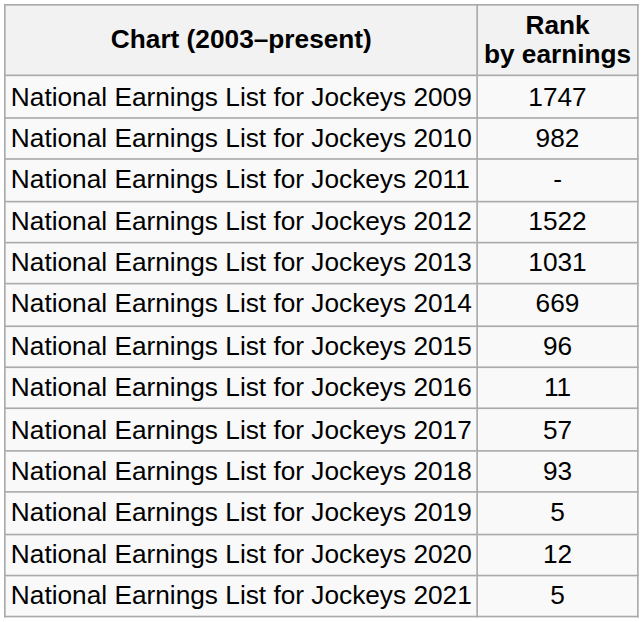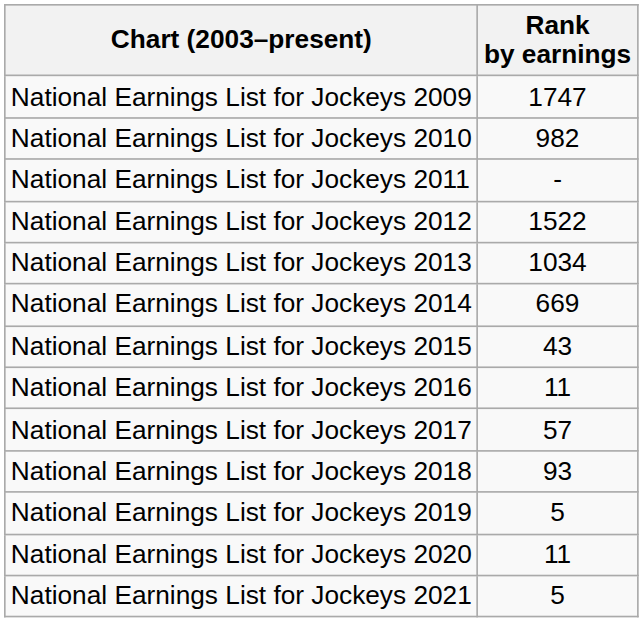(558, 262) 1031 -> (558, 262) 1034
(558, 346) 96 -> (558, 346) 43
(558, 554) 12 -> (558, 554) 11
